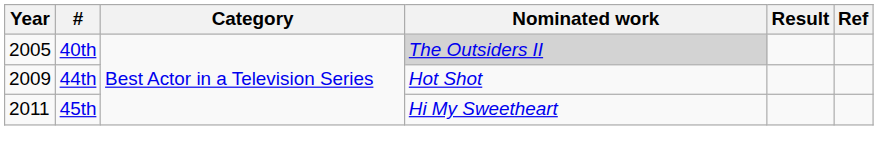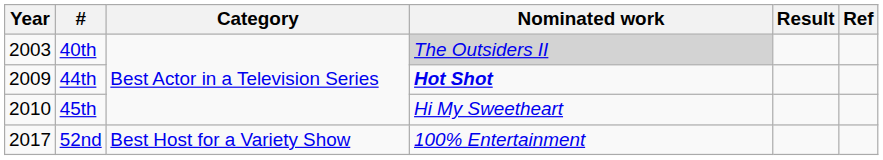(30, 49) 2005 -> (30, 49) 2003
(446, 79) normal -> (453, 79) bold
(29, 109) 2011 -> (30, 109) 2010
+ row: (81, 139)
